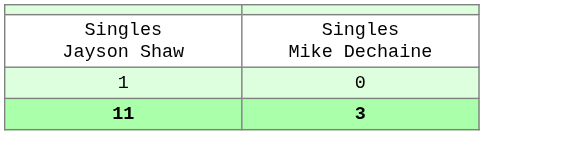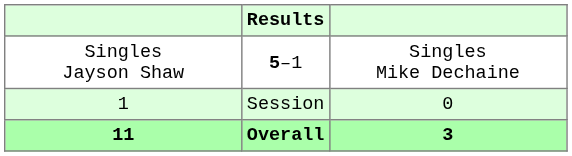+ column: (286, 20)
